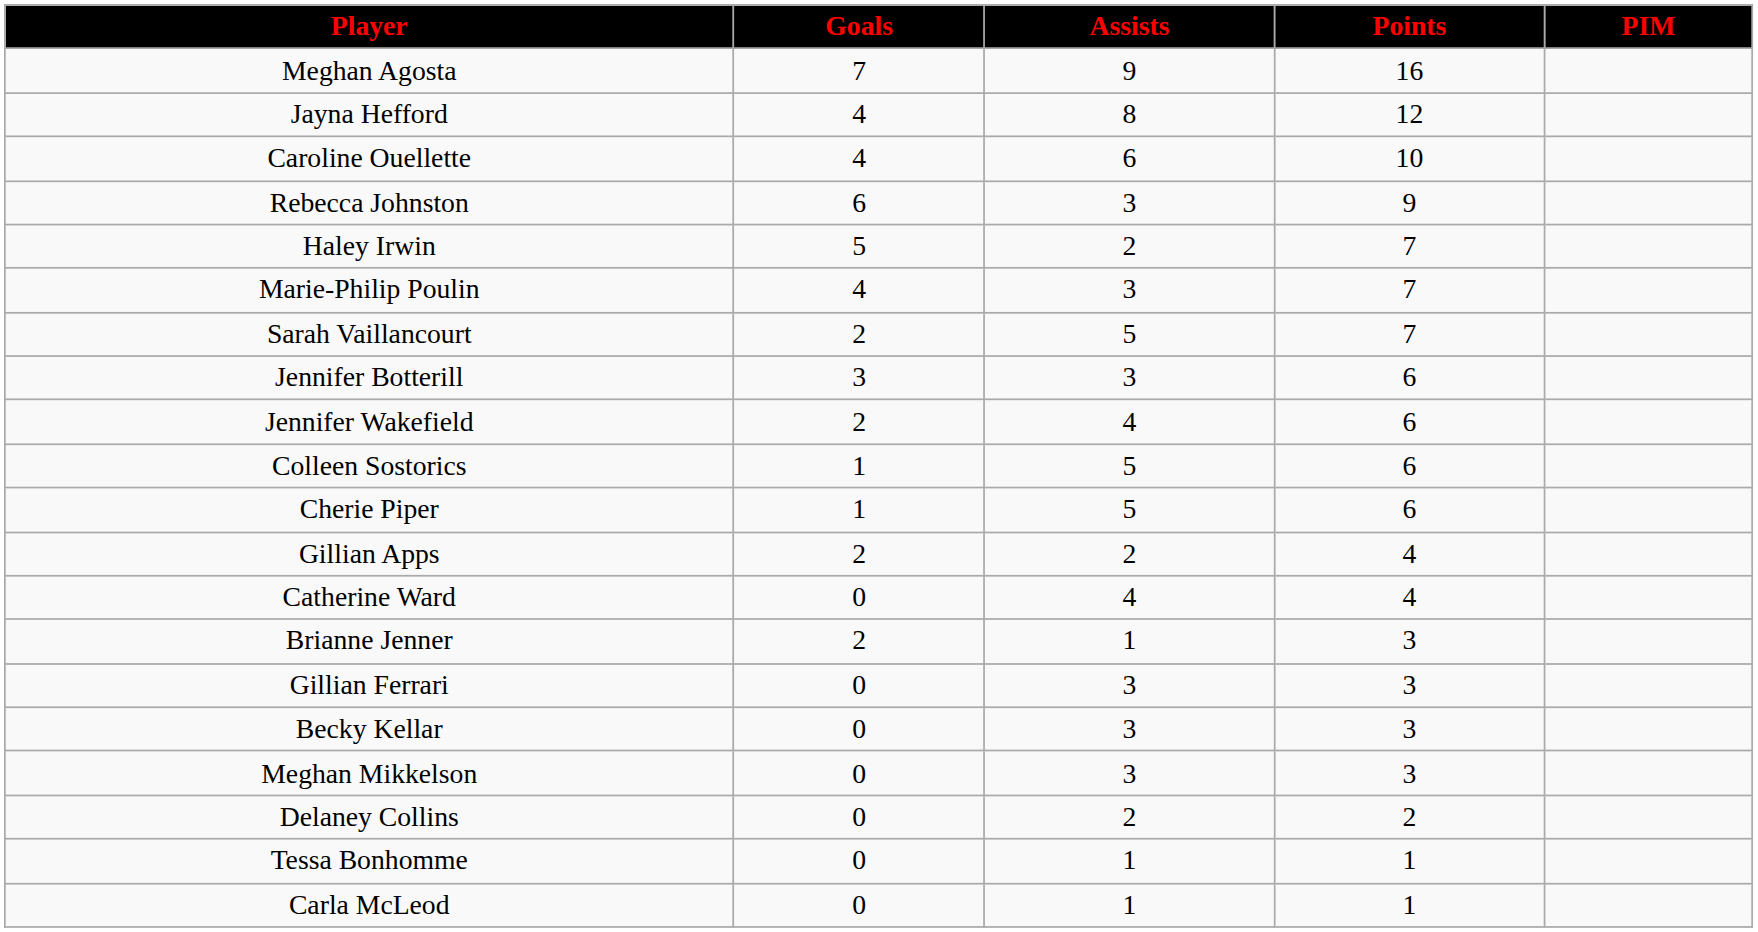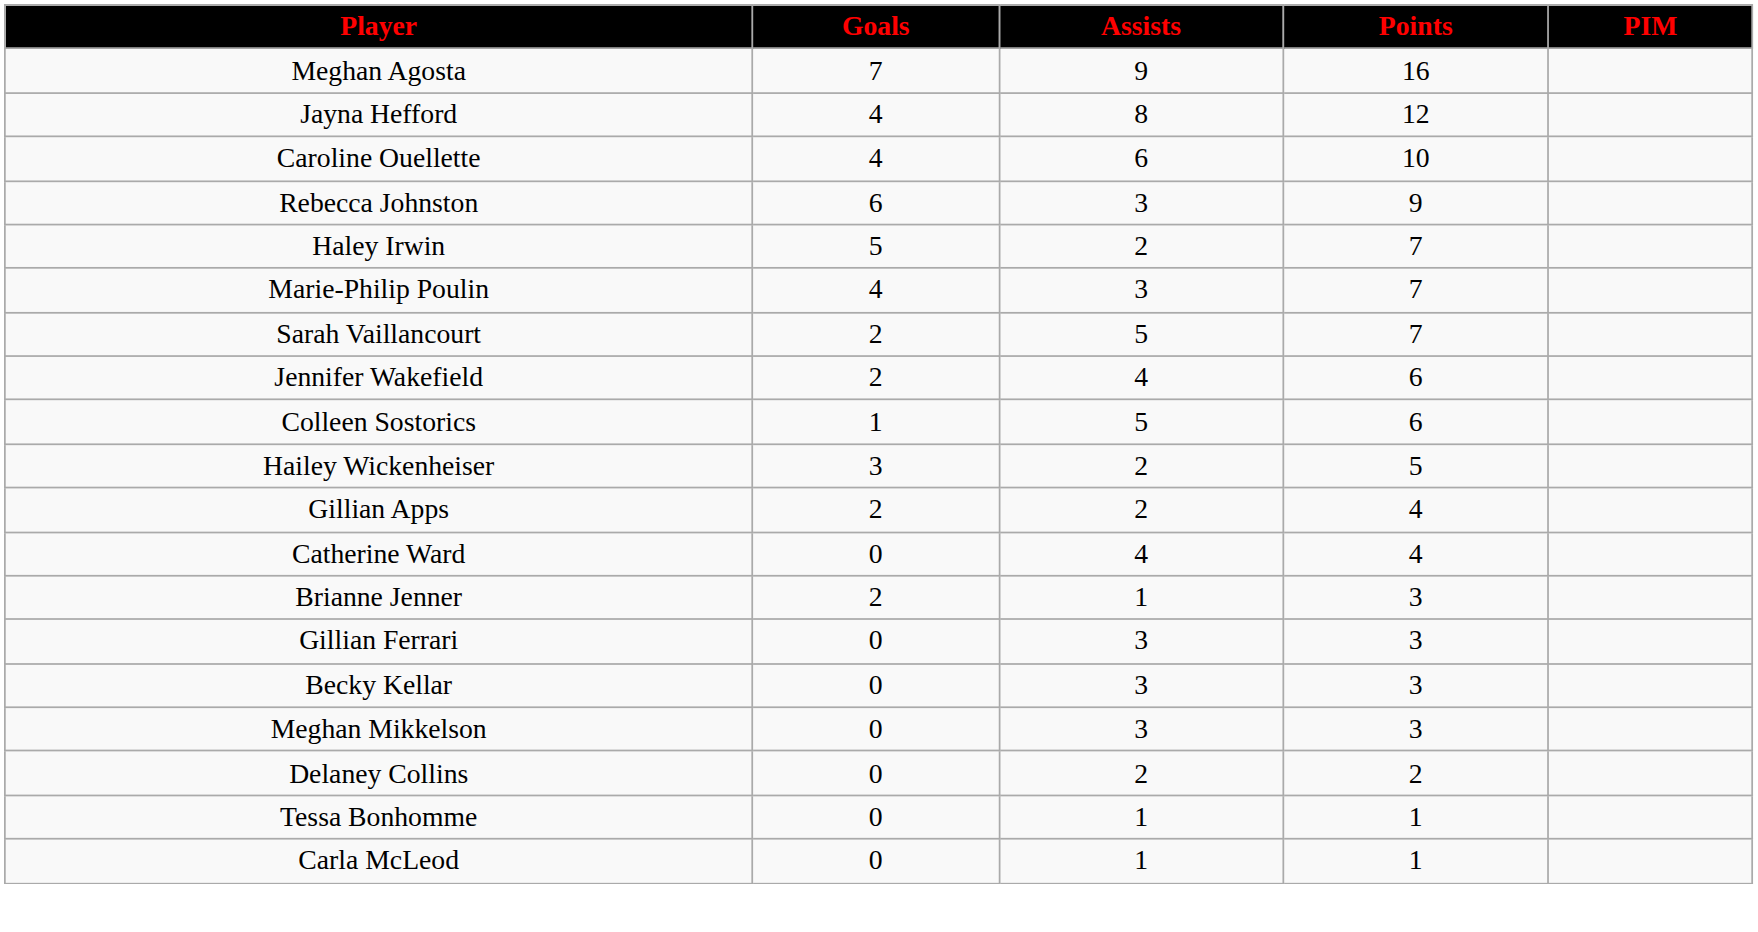- row: (369, 377)
+ row: (379, 465)
- row: (369, 509)
